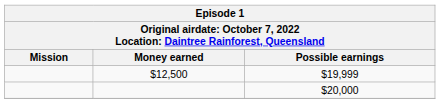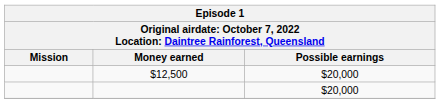(340, 74) $19,999 -> (340, 74) $20,000
